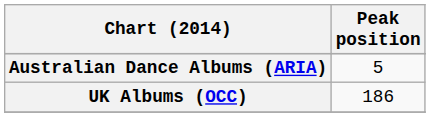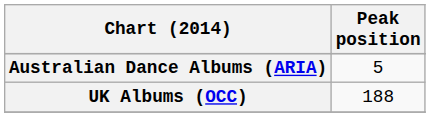(378, 97) 186 -> (378, 97) 188
